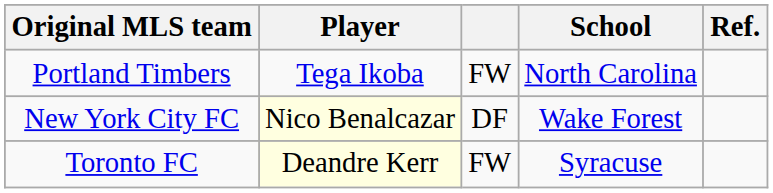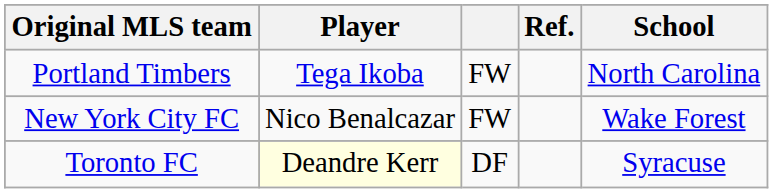columns swapped: (611, 27) <-> (735, 27)
(360, 118) lightyellow background -> (360, 118) no background
(490, 118) DF -> (490, 118) FW
(490, 163) FW -> (490, 163) DF
